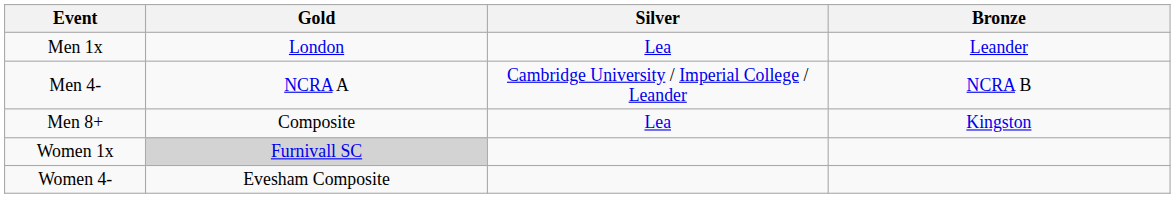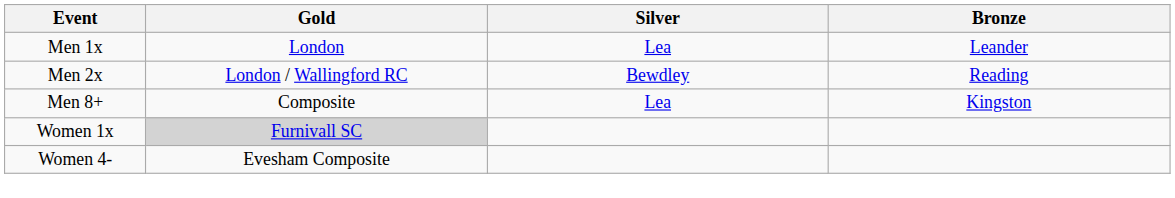+ row: (75, 74)
- row: (75, 84)
